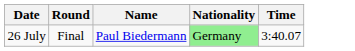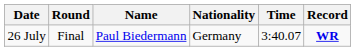+ column: (327, 14)
(217, 35) lightgreen background -> (217, 35) no background
